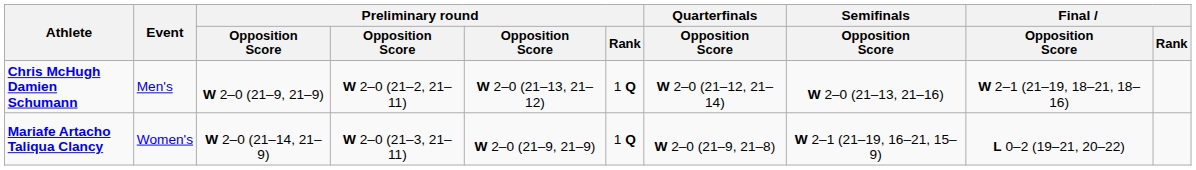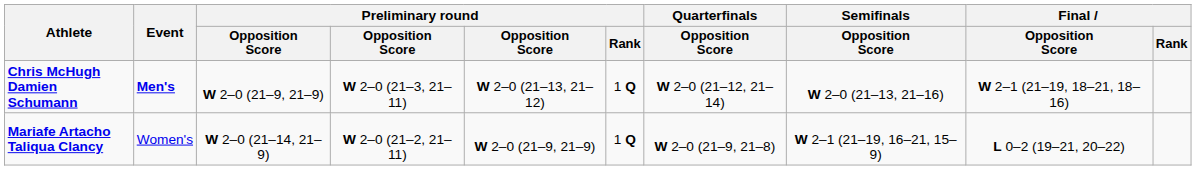(155, 87) normal -> (156, 87) bold
(397, 95) W 2–0 (21–2, 21–11) -> (397, 95) W 2–0 (21–3, 21–11)
(397, 147) W 2–0 (21–3, 21–11) -> (397, 147) W 2–0 (21–2, 21–11)
